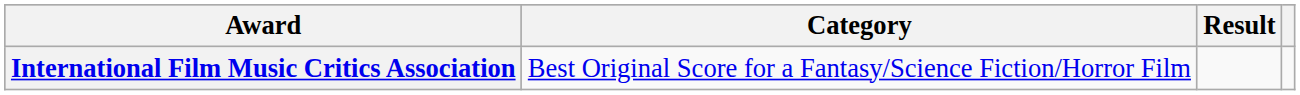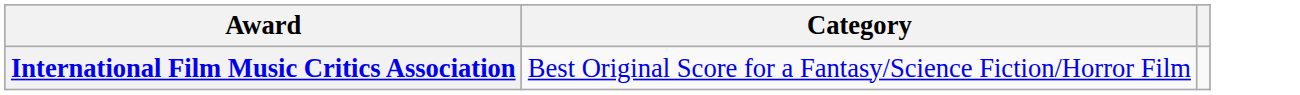- column: (1239, 25)
